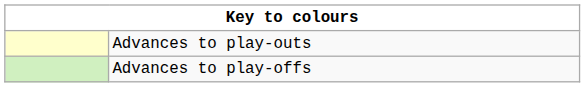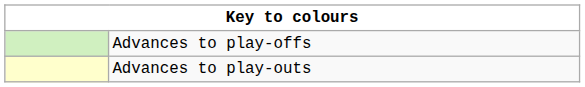rows swapped: (212, 69) <-> (212, 44)
